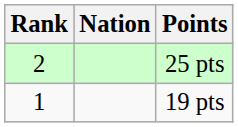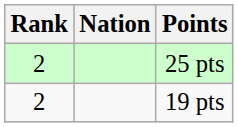(39, 102) 1 -> (39, 102) 2
